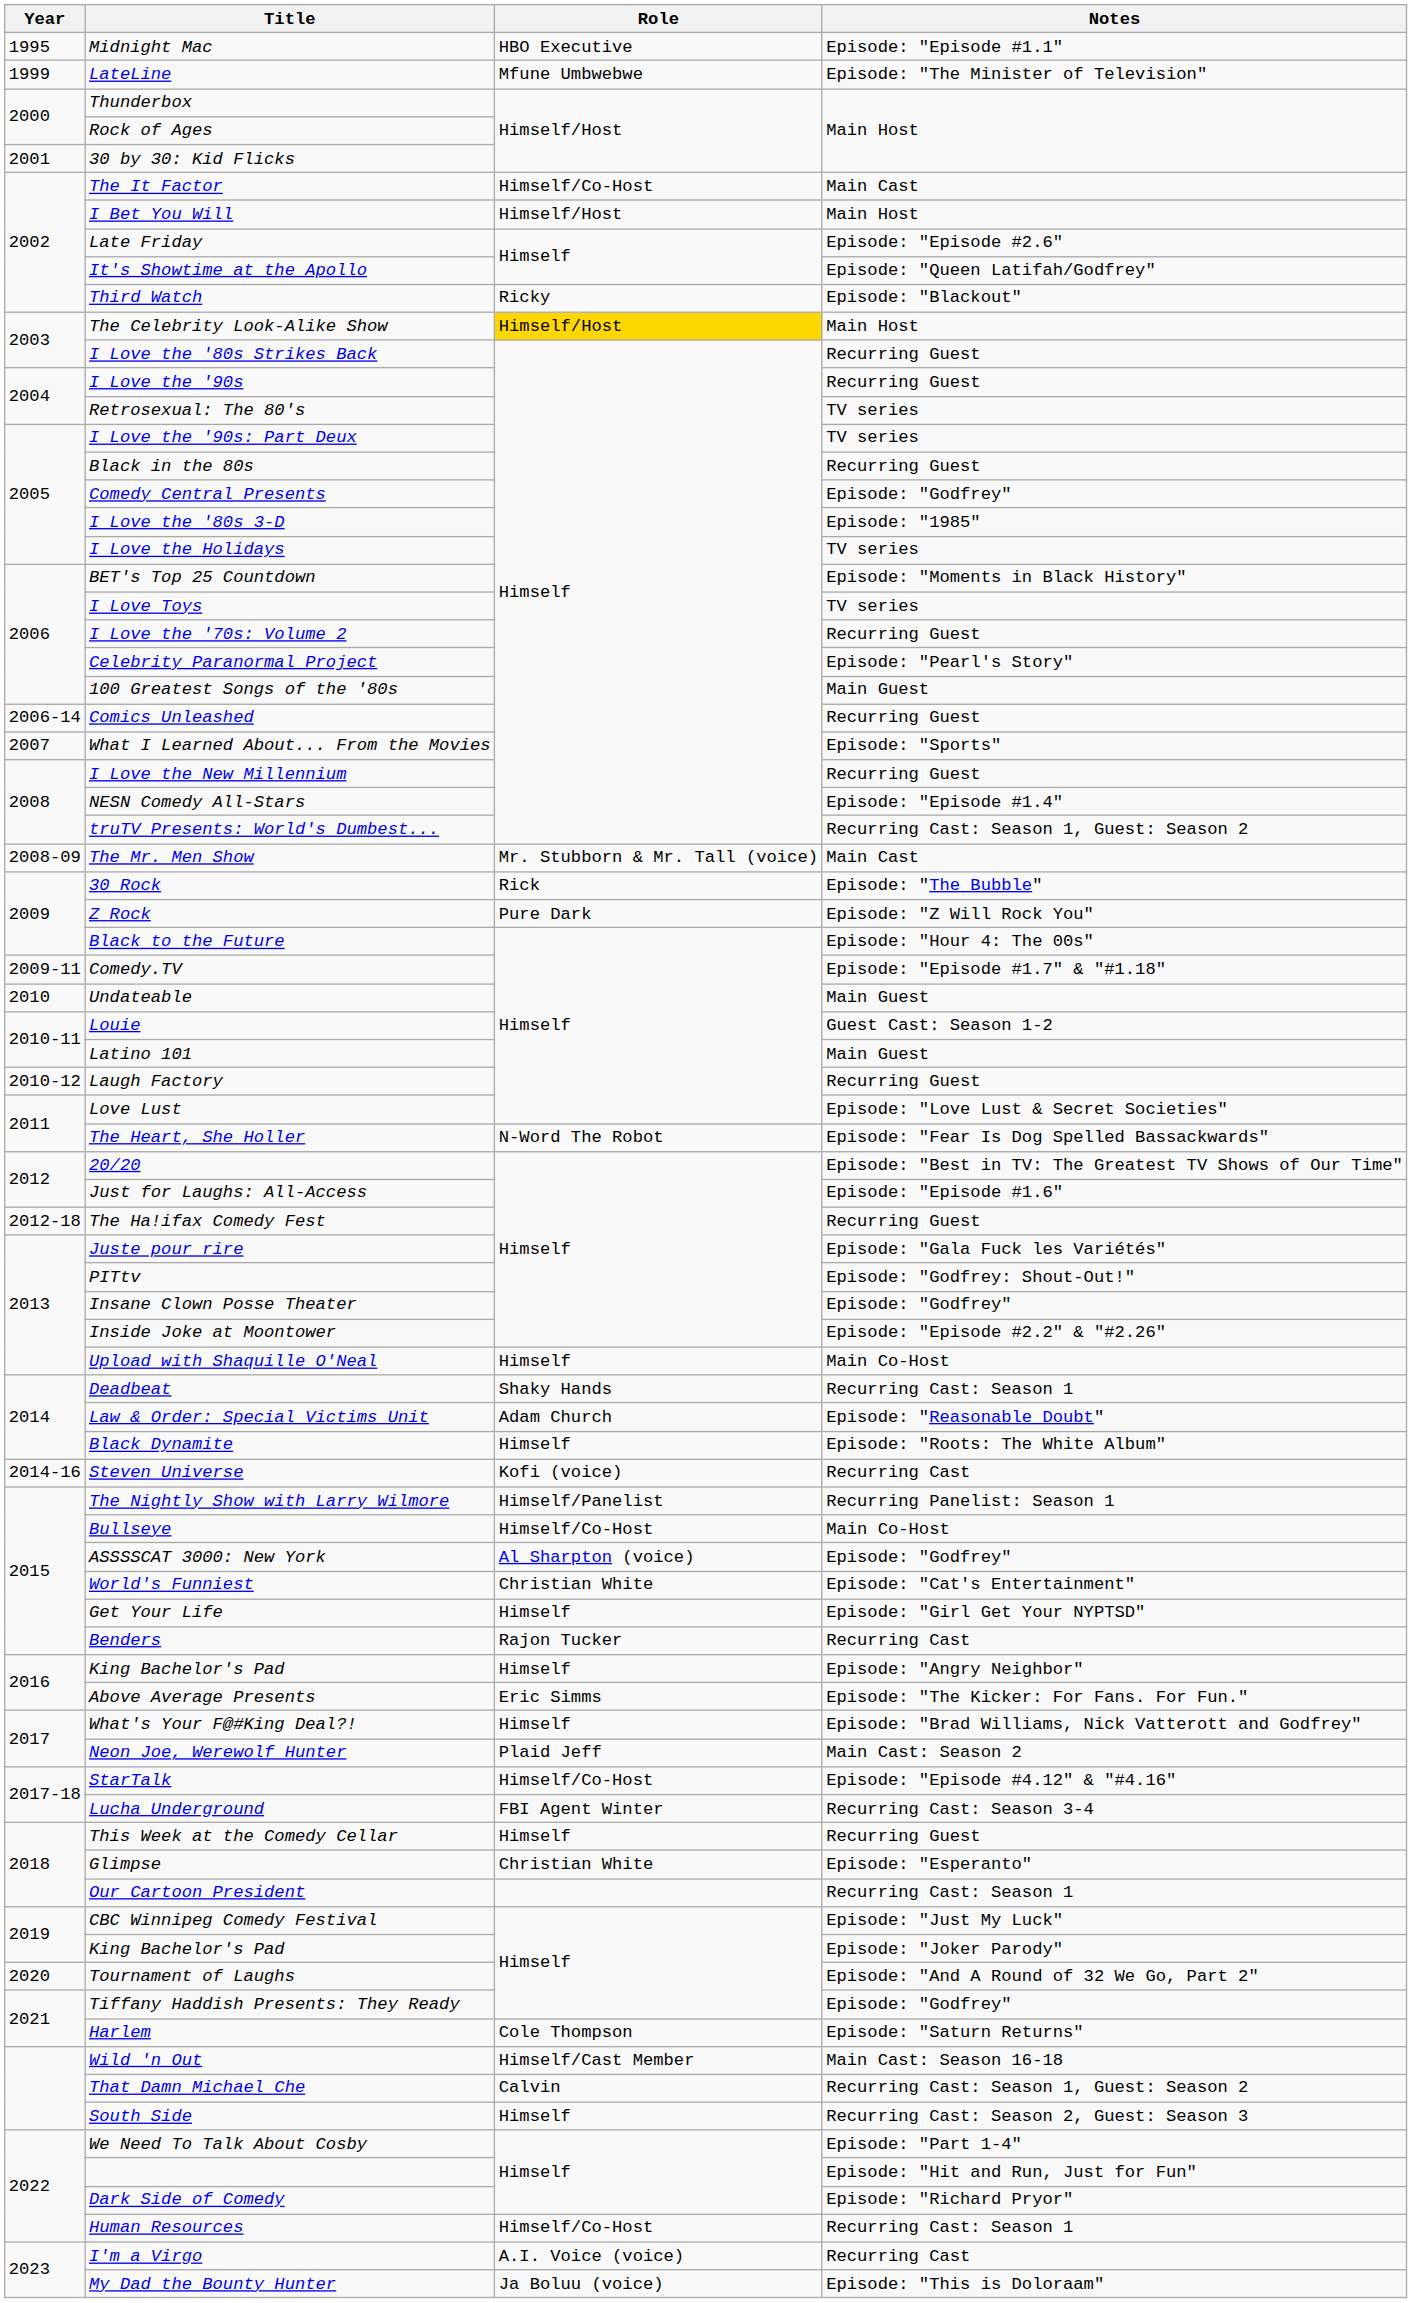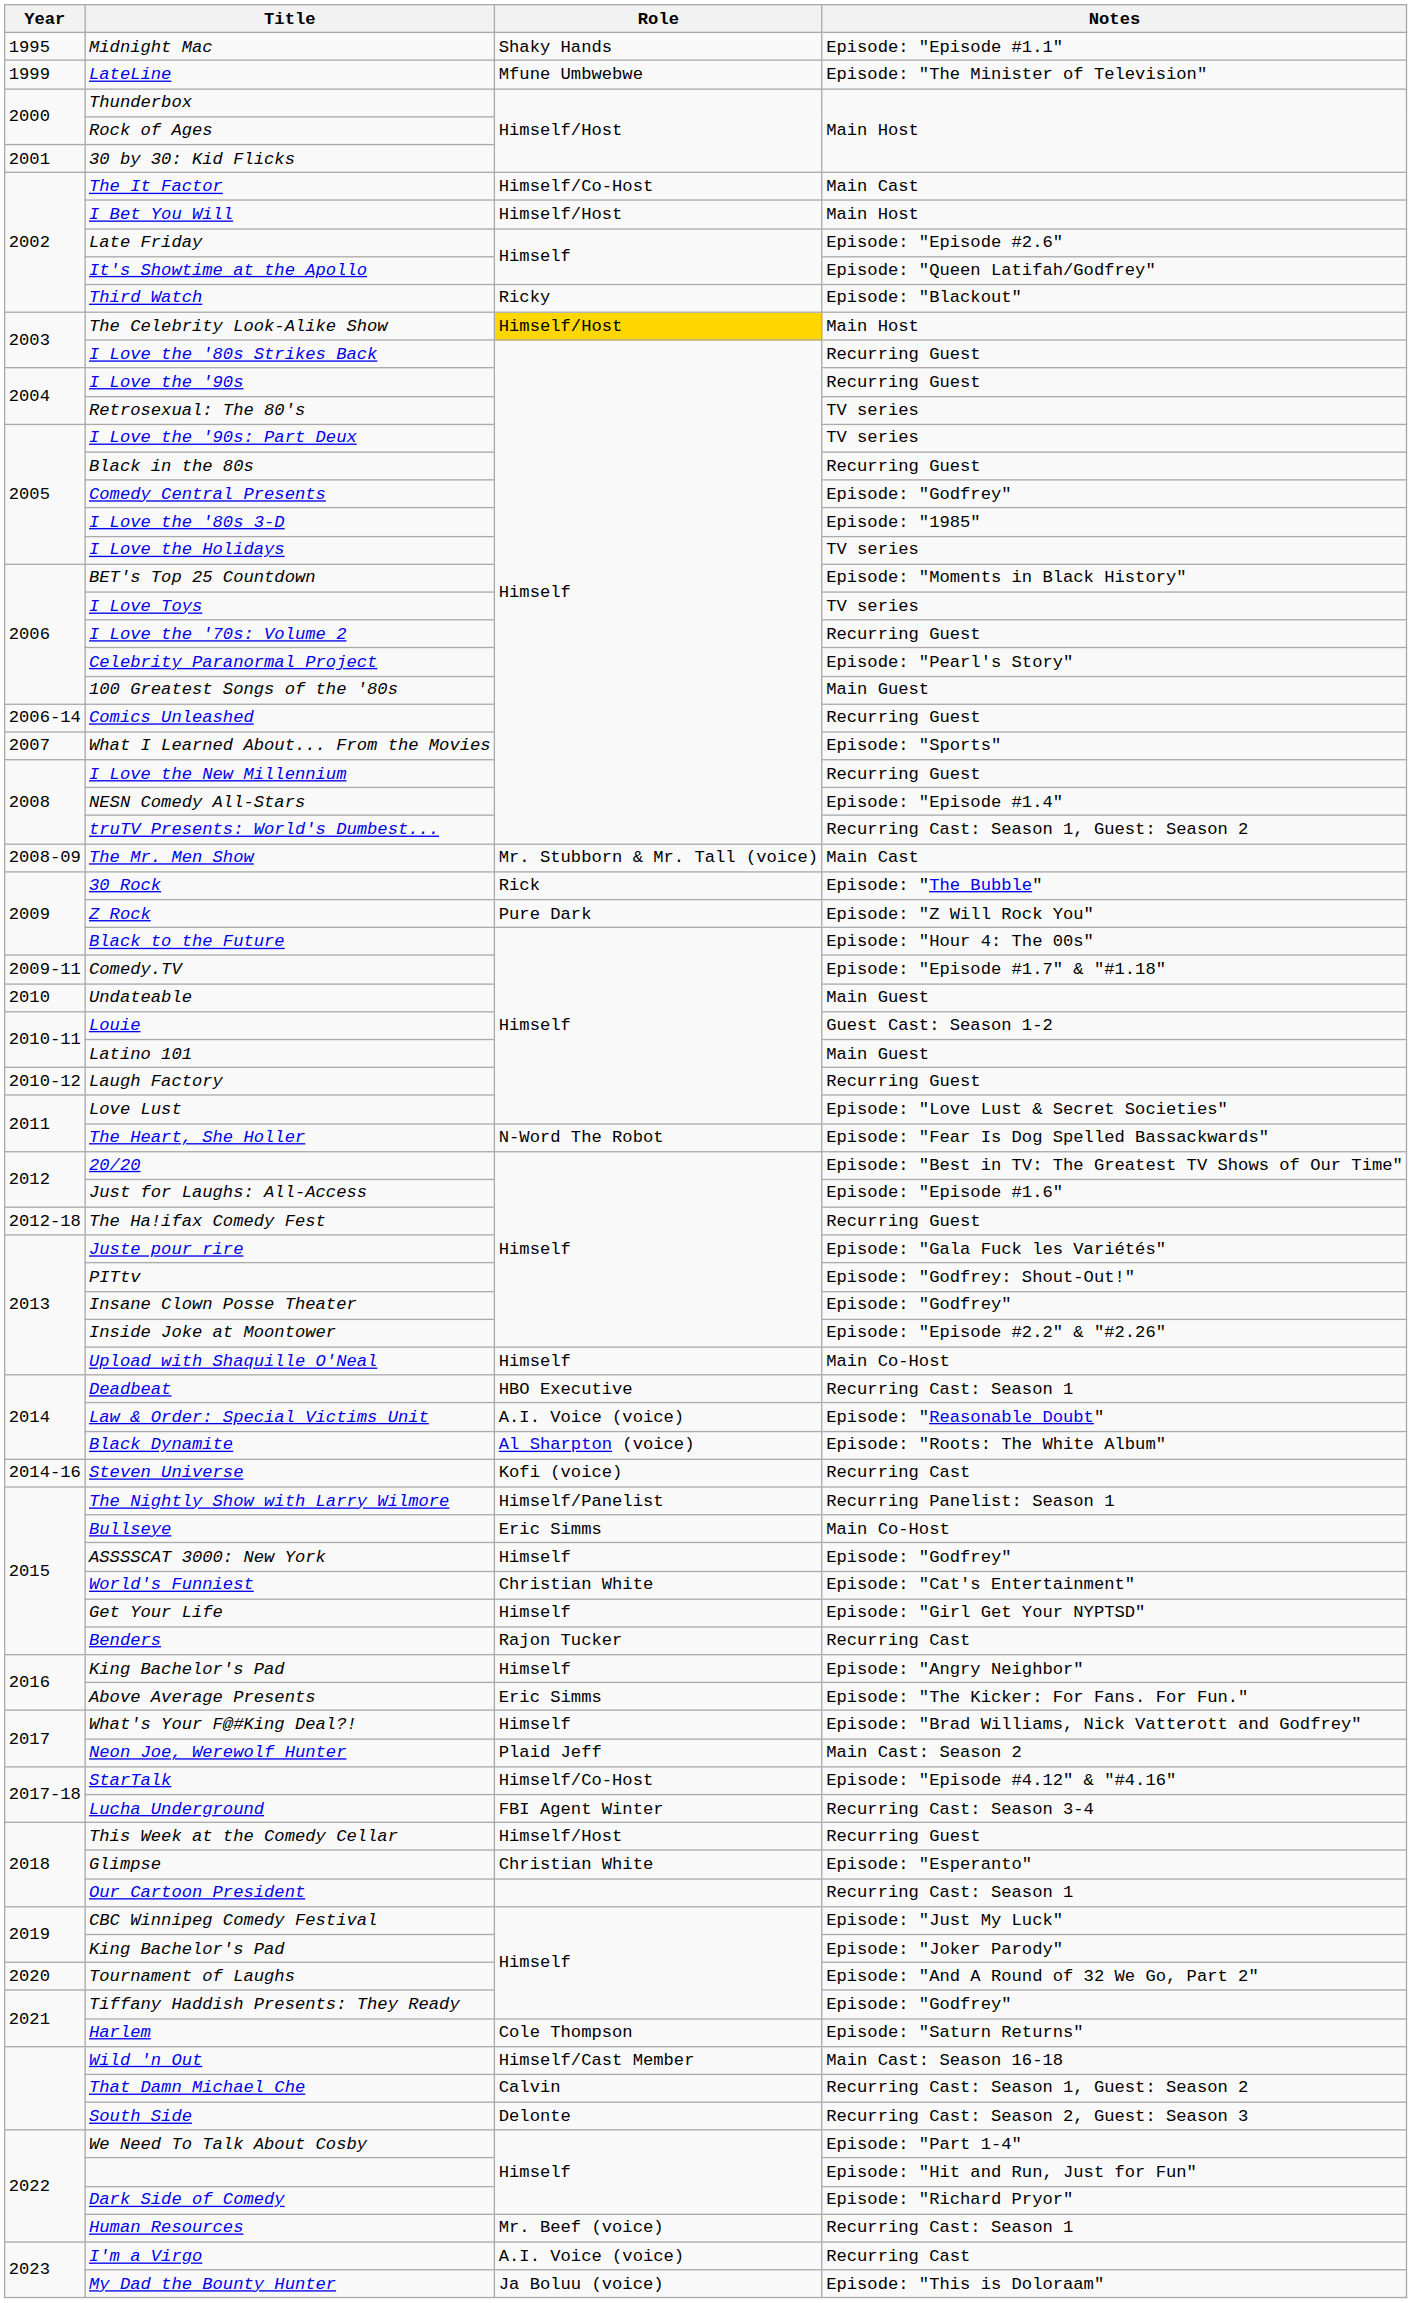(566, 47) HBO Executive -> (555, 47) Shaky Hands
(555, 1389) Shaky Hands -> (566, 1389) HBO Executive
(555, 1417) Adam Church -> (591, 1417) A.I. Voice (voice)
(535, 1445) Himself -> (597, 1445) Al Sharpton (voice)
(576, 1529) Himself/Co-Host -> (550, 1529) Eric Simms
(597, 1557) Al Sharpton (voice) -> (535, 1557) Himself
(535, 1837) Himself -> (561, 1837) Himself/Host
(535, 2116) Himself -> (535, 2116) Delonte
(576, 2228) Himself/Co-Host -> (581, 2228) Mr. Beef (voice)
